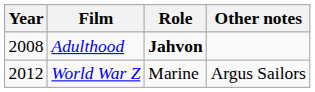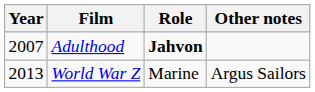(26, 45) 2008 -> (26, 45) 2007
(26, 73) 2012 -> (26, 73) 2013
